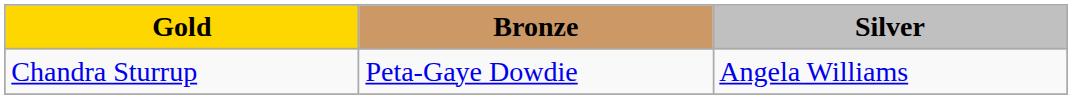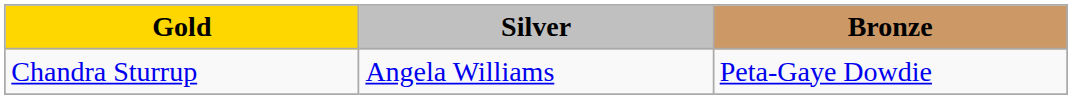columns swapped: (890, 26) <-> (536, 26)
